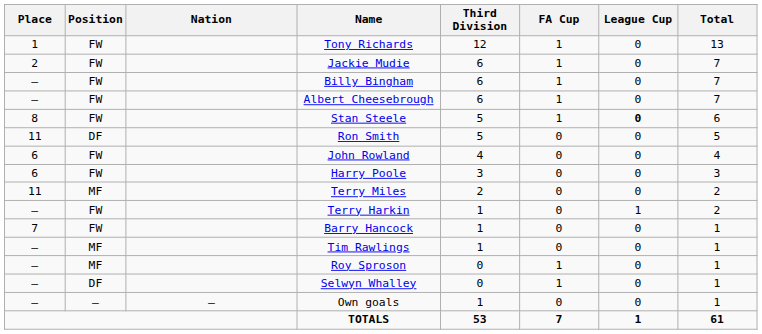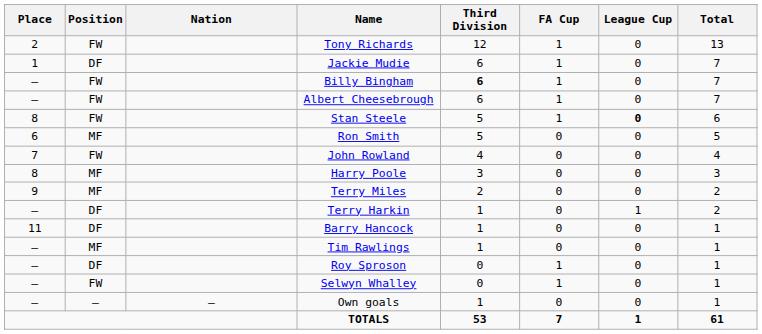(35, 45) 1 -> (35, 45) 2
(35, 64) 2 -> (35, 64) 1
(95, 64) FW -> (95, 64) DF
(480, 82) normal -> (480, 82) bold
(35, 137) 11 -> (35, 137) 6
(95, 137) DF -> (95, 137) MF
(35, 155) 6 -> (35, 155) 7
(35, 174) 6 -> (35, 174) 8
(95, 174) FW -> (95, 174) MF
(35, 192) 11 -> (35, 192) 9
(95, 210) FW -> (95, 210) DF
(35, 229) 7 -> (35, 229) 11
(95, 229) FW -> (95, 229) DF
(95, 265) MF -> (95, 265) DF
(95, 284) DF -> (95, 284) FW
